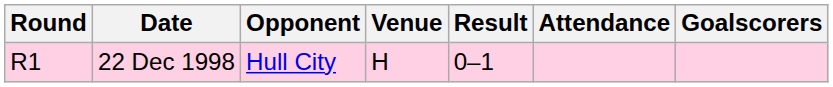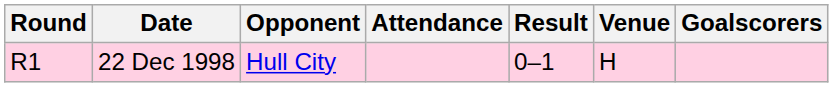columns swapped: (407, 23) <-> (604, 23)
